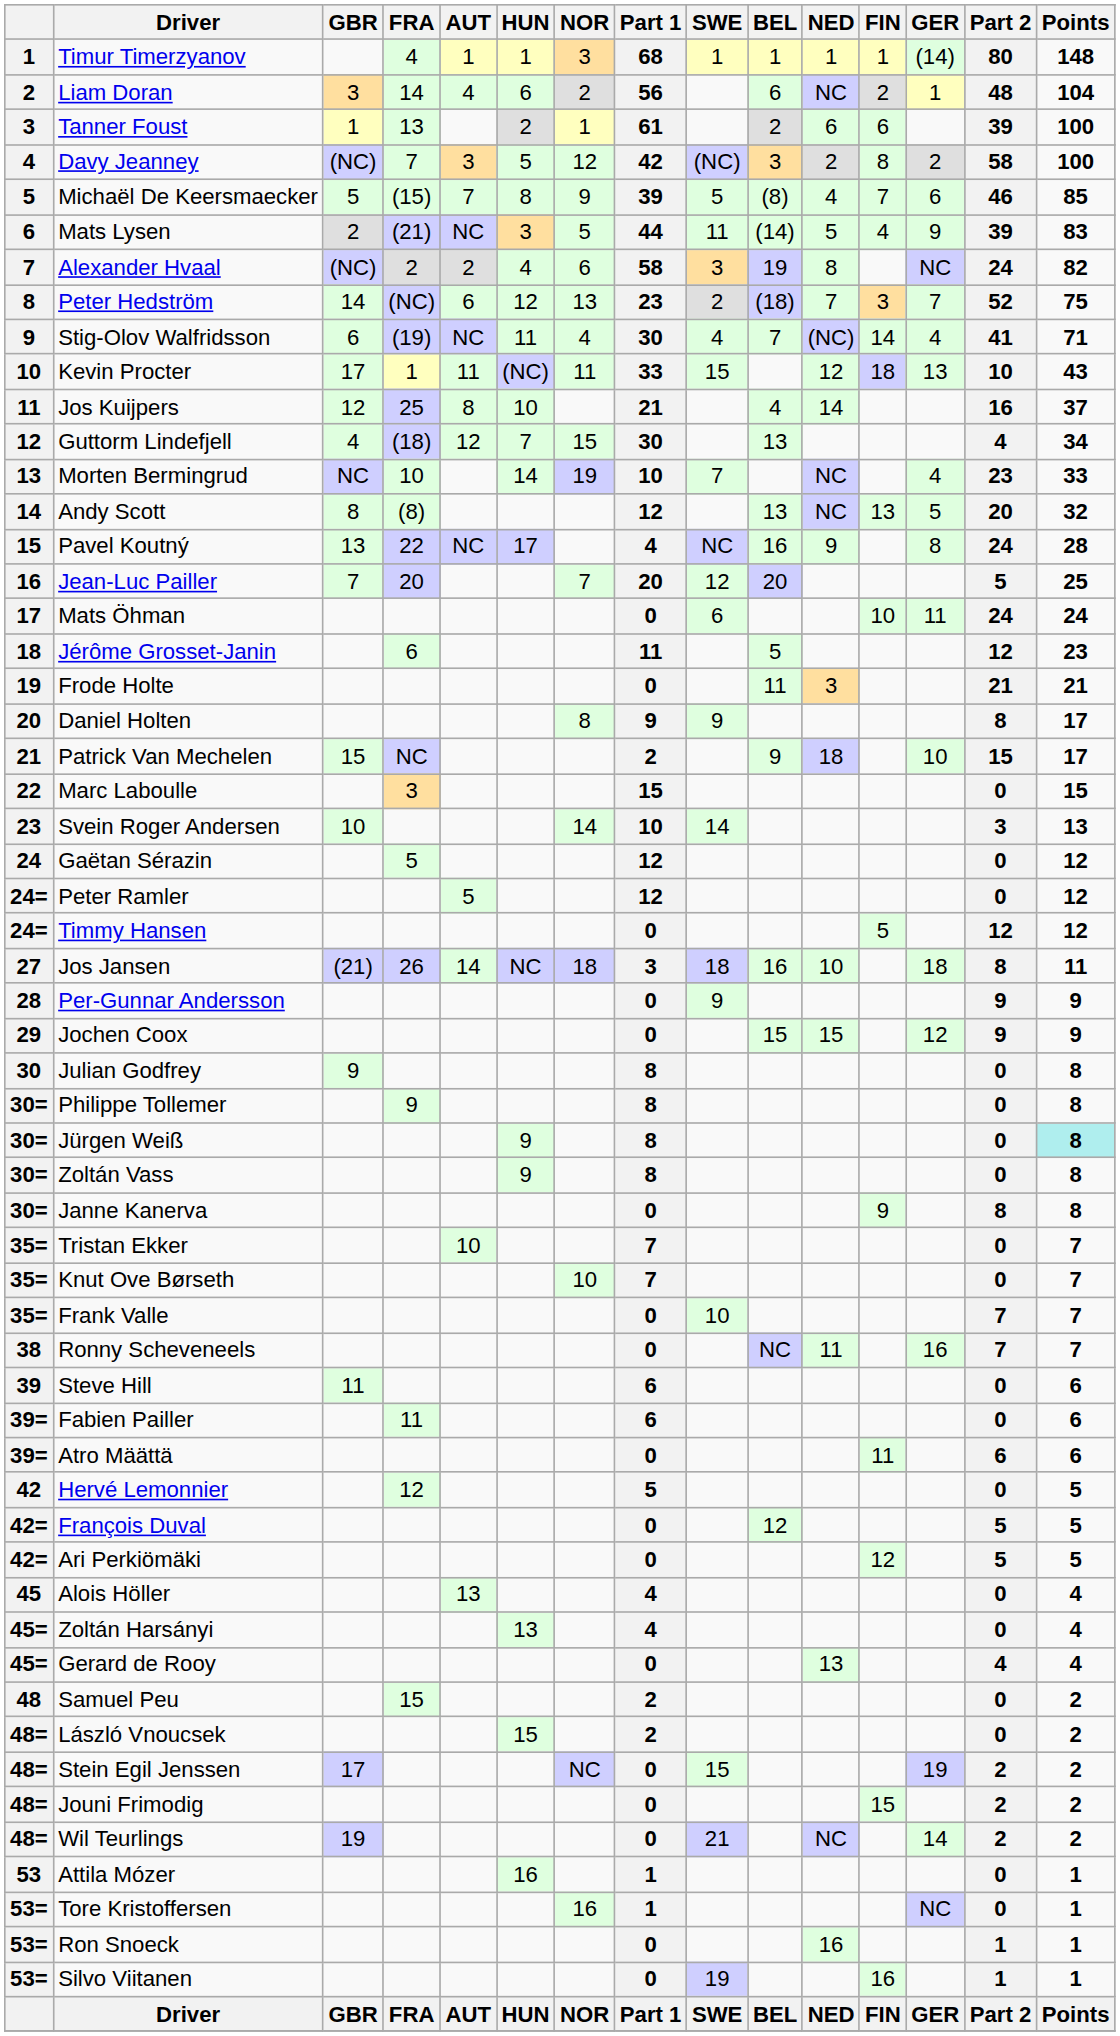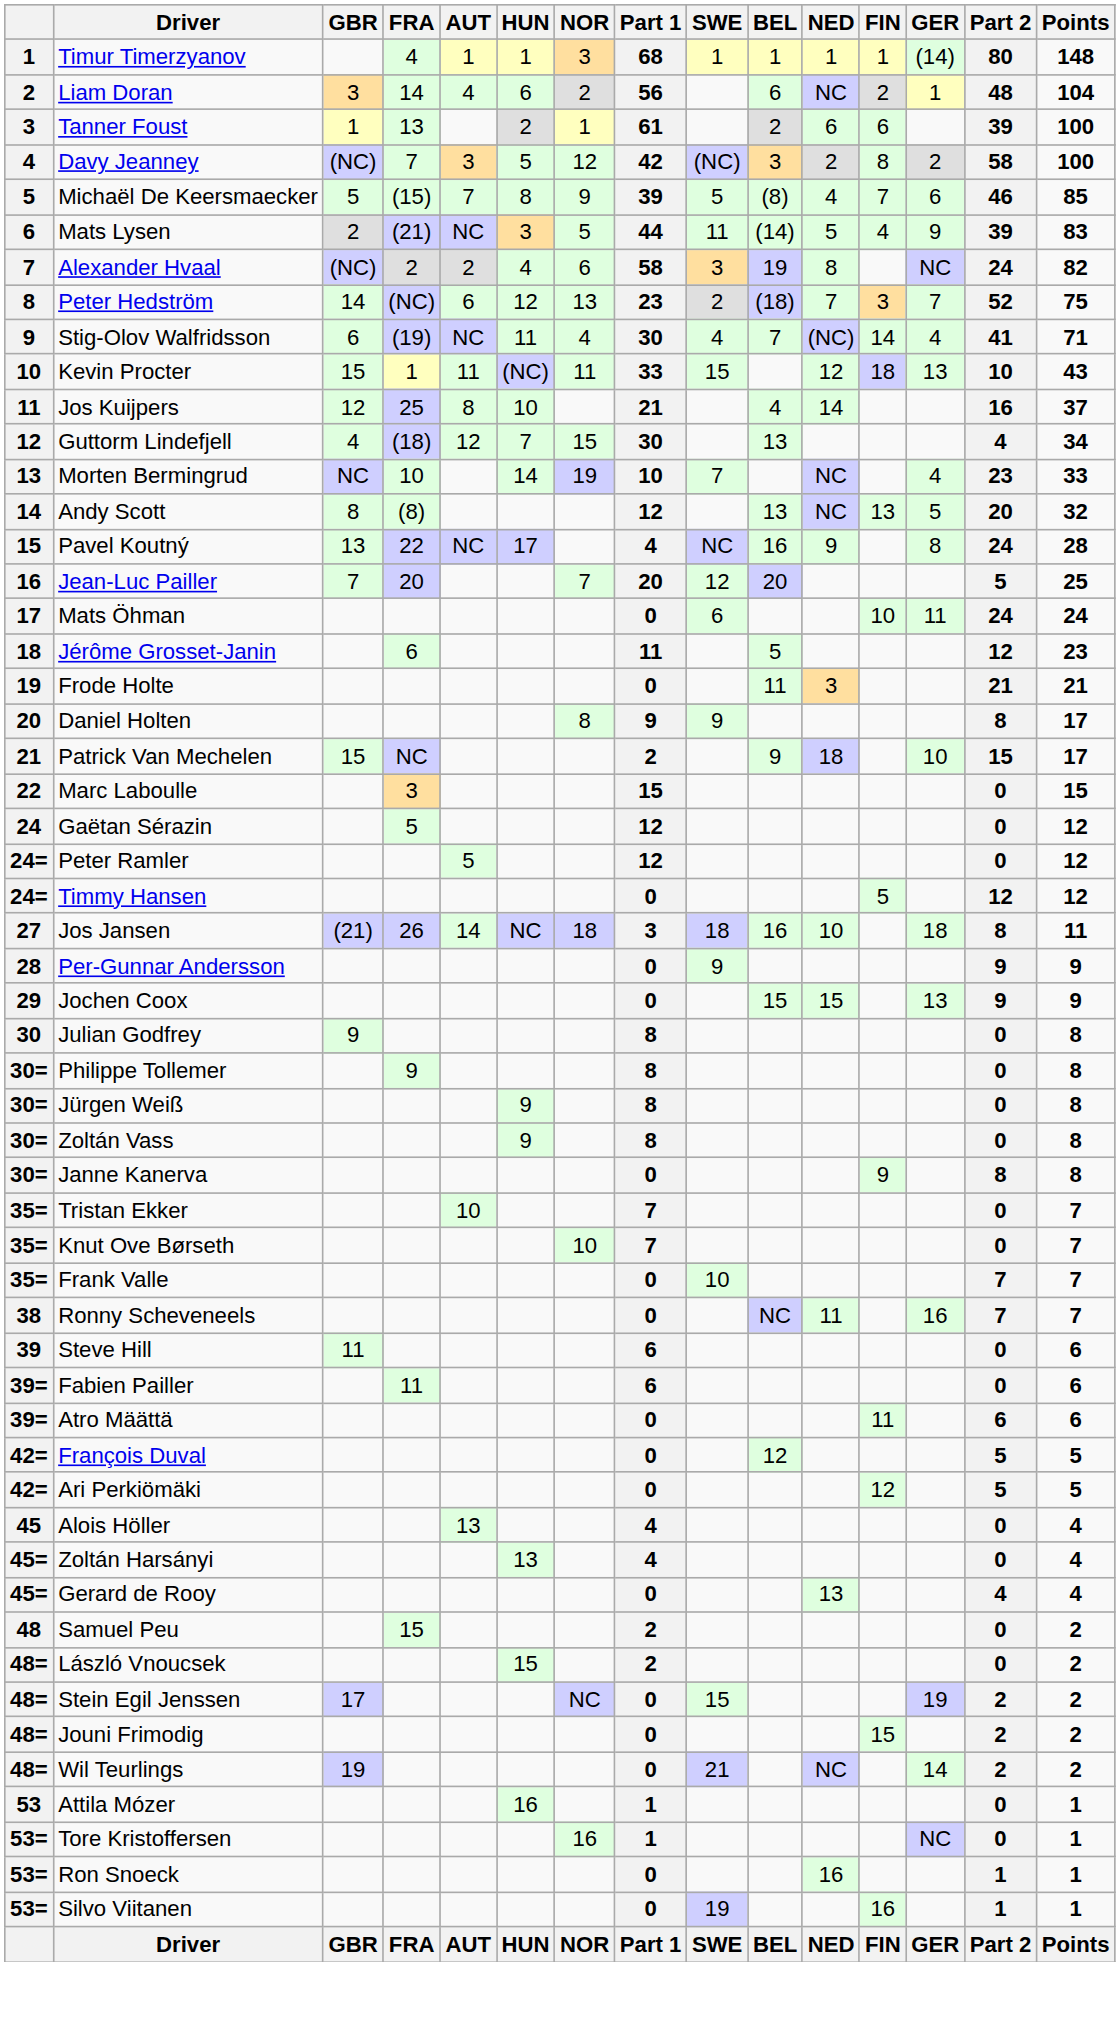(353, 371) 17 -> (353, 371) 15
- row: (169, 826)
(935, 1035) 12 -> (935, 1000) 13
(1076, 1140) paleturquoise background -> (1076, 1105) no background
- row: (143, 1489)
